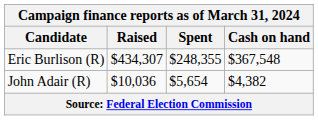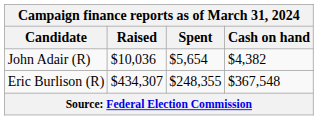rows swapped: (49, 81) <-> (56, 59)
